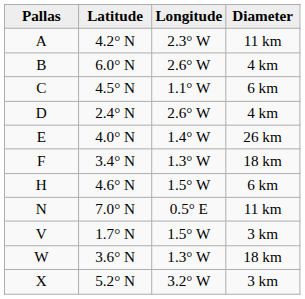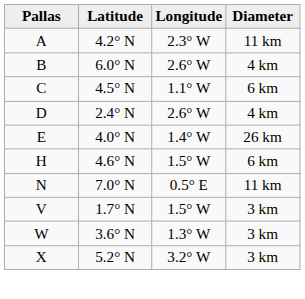- row: (41, 161)
(263, 257) 18 km -> (263, 233) 3 km
